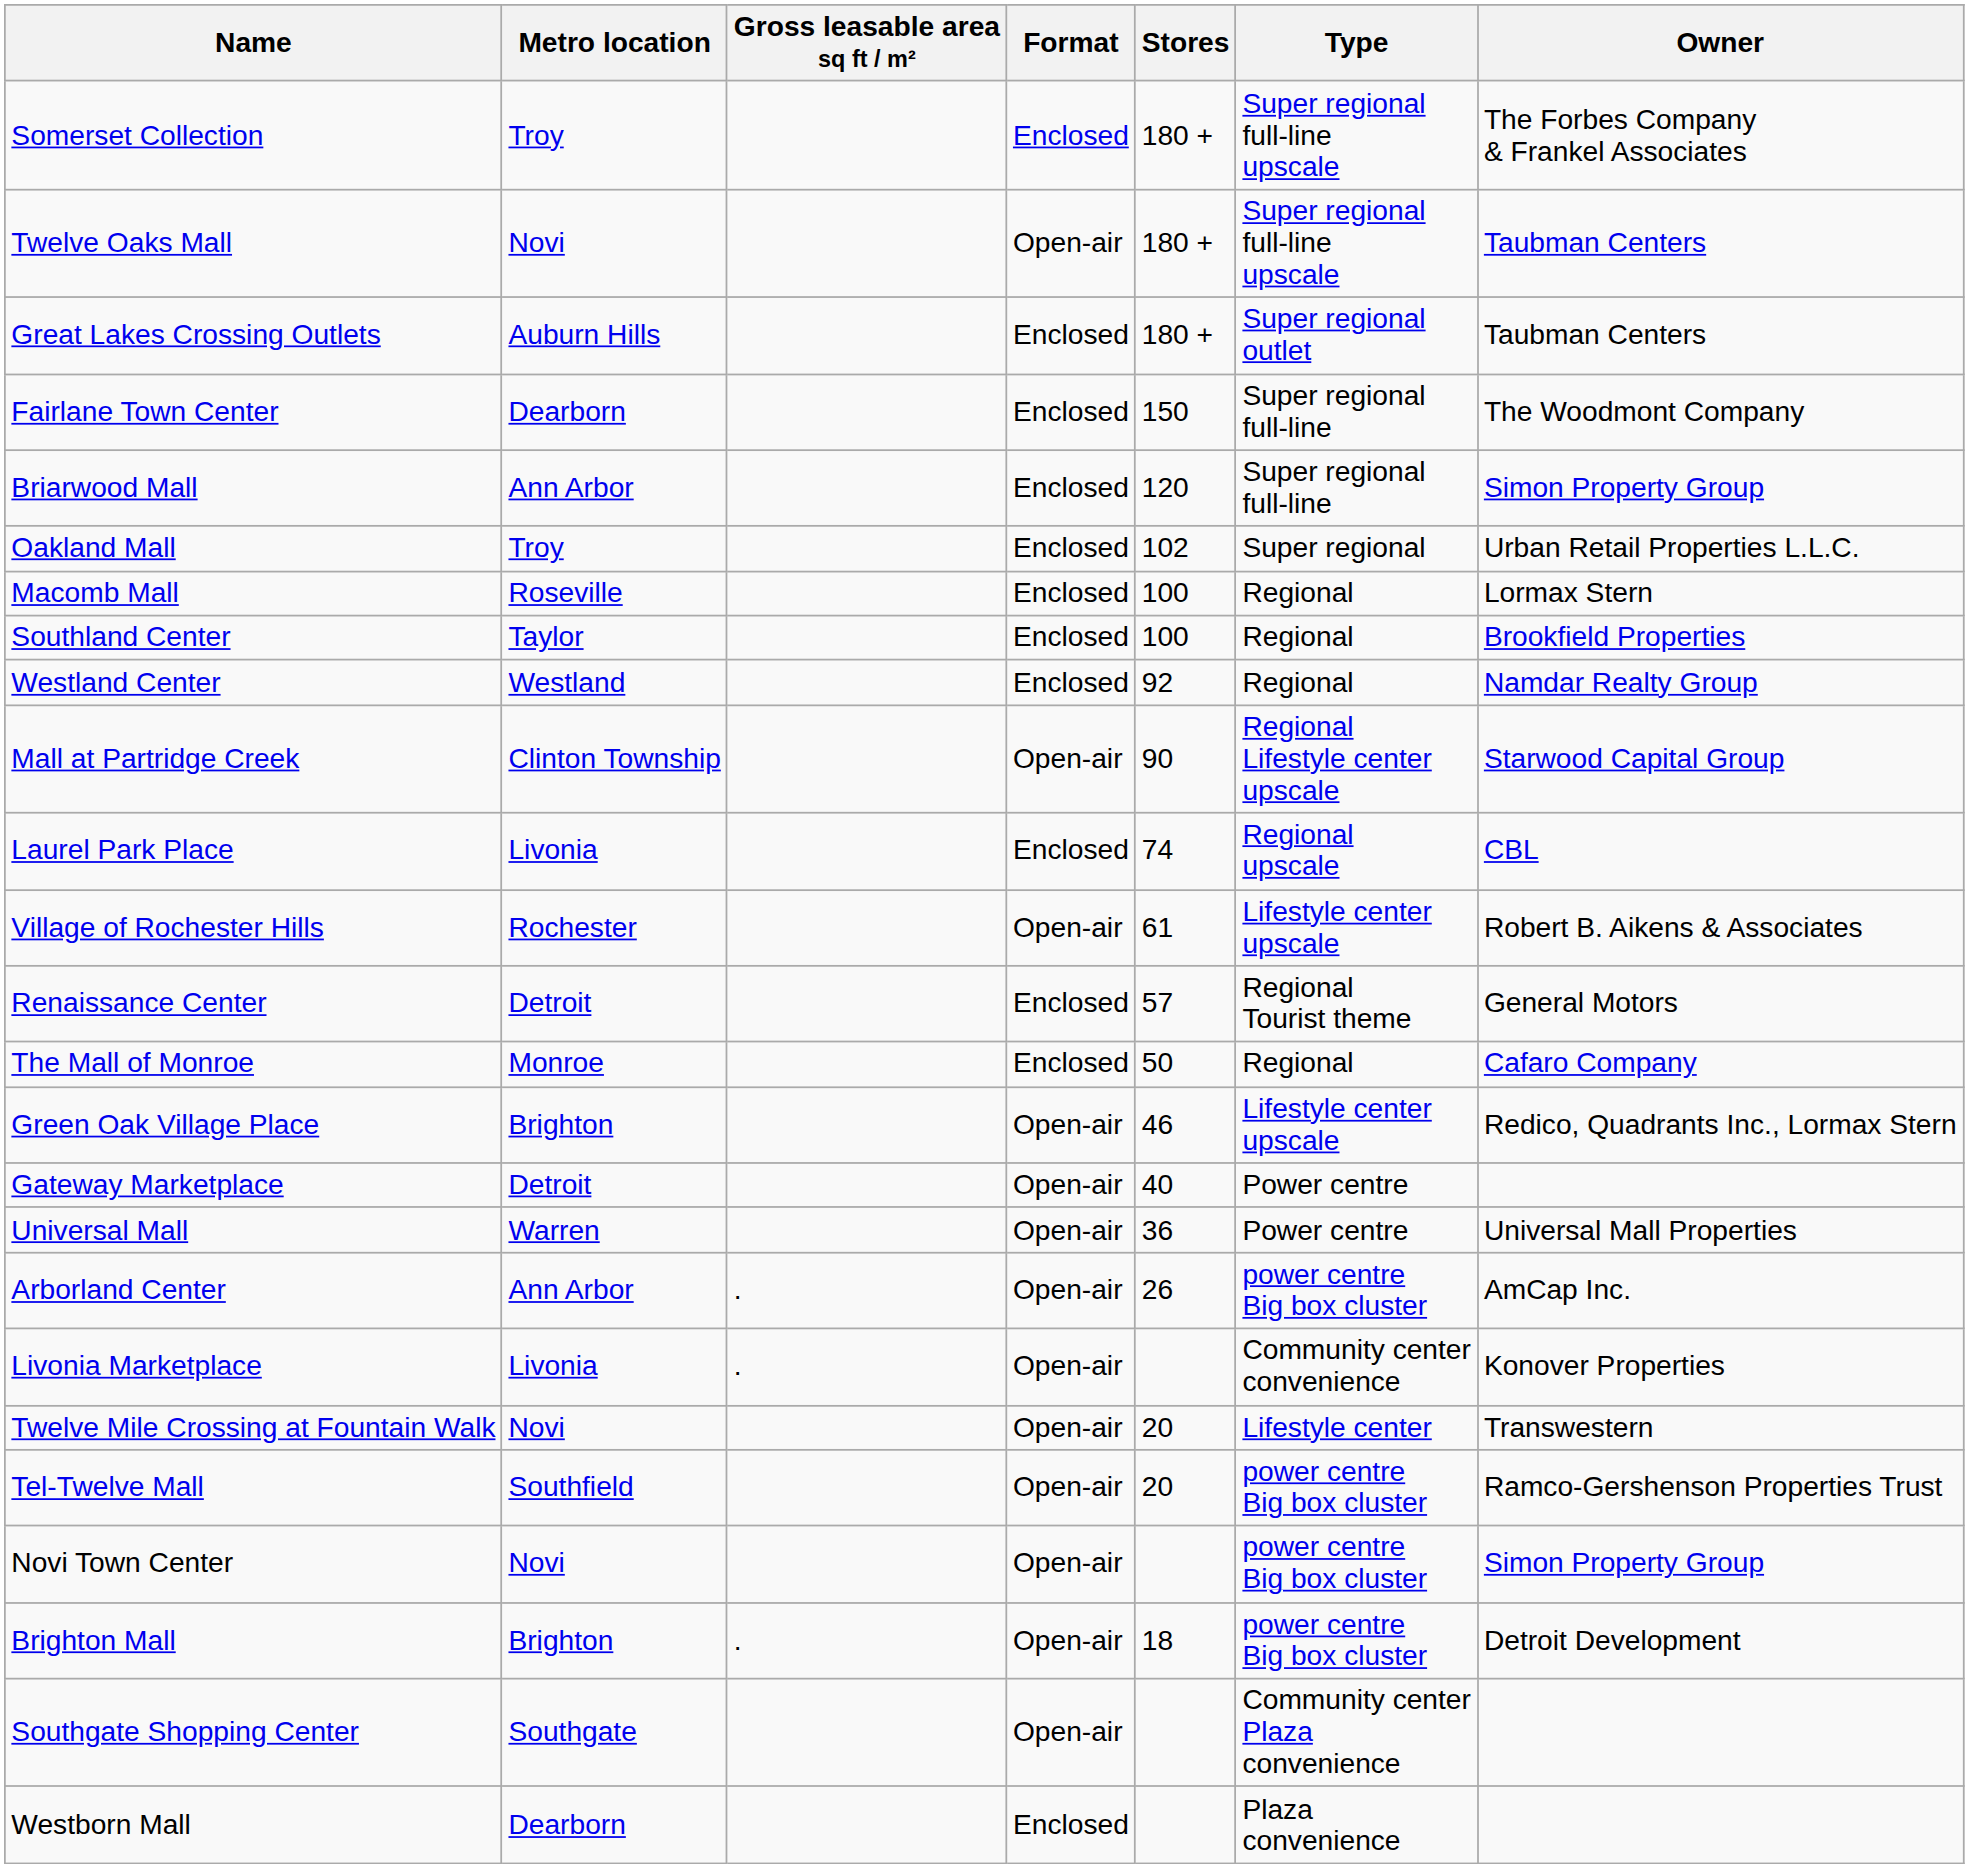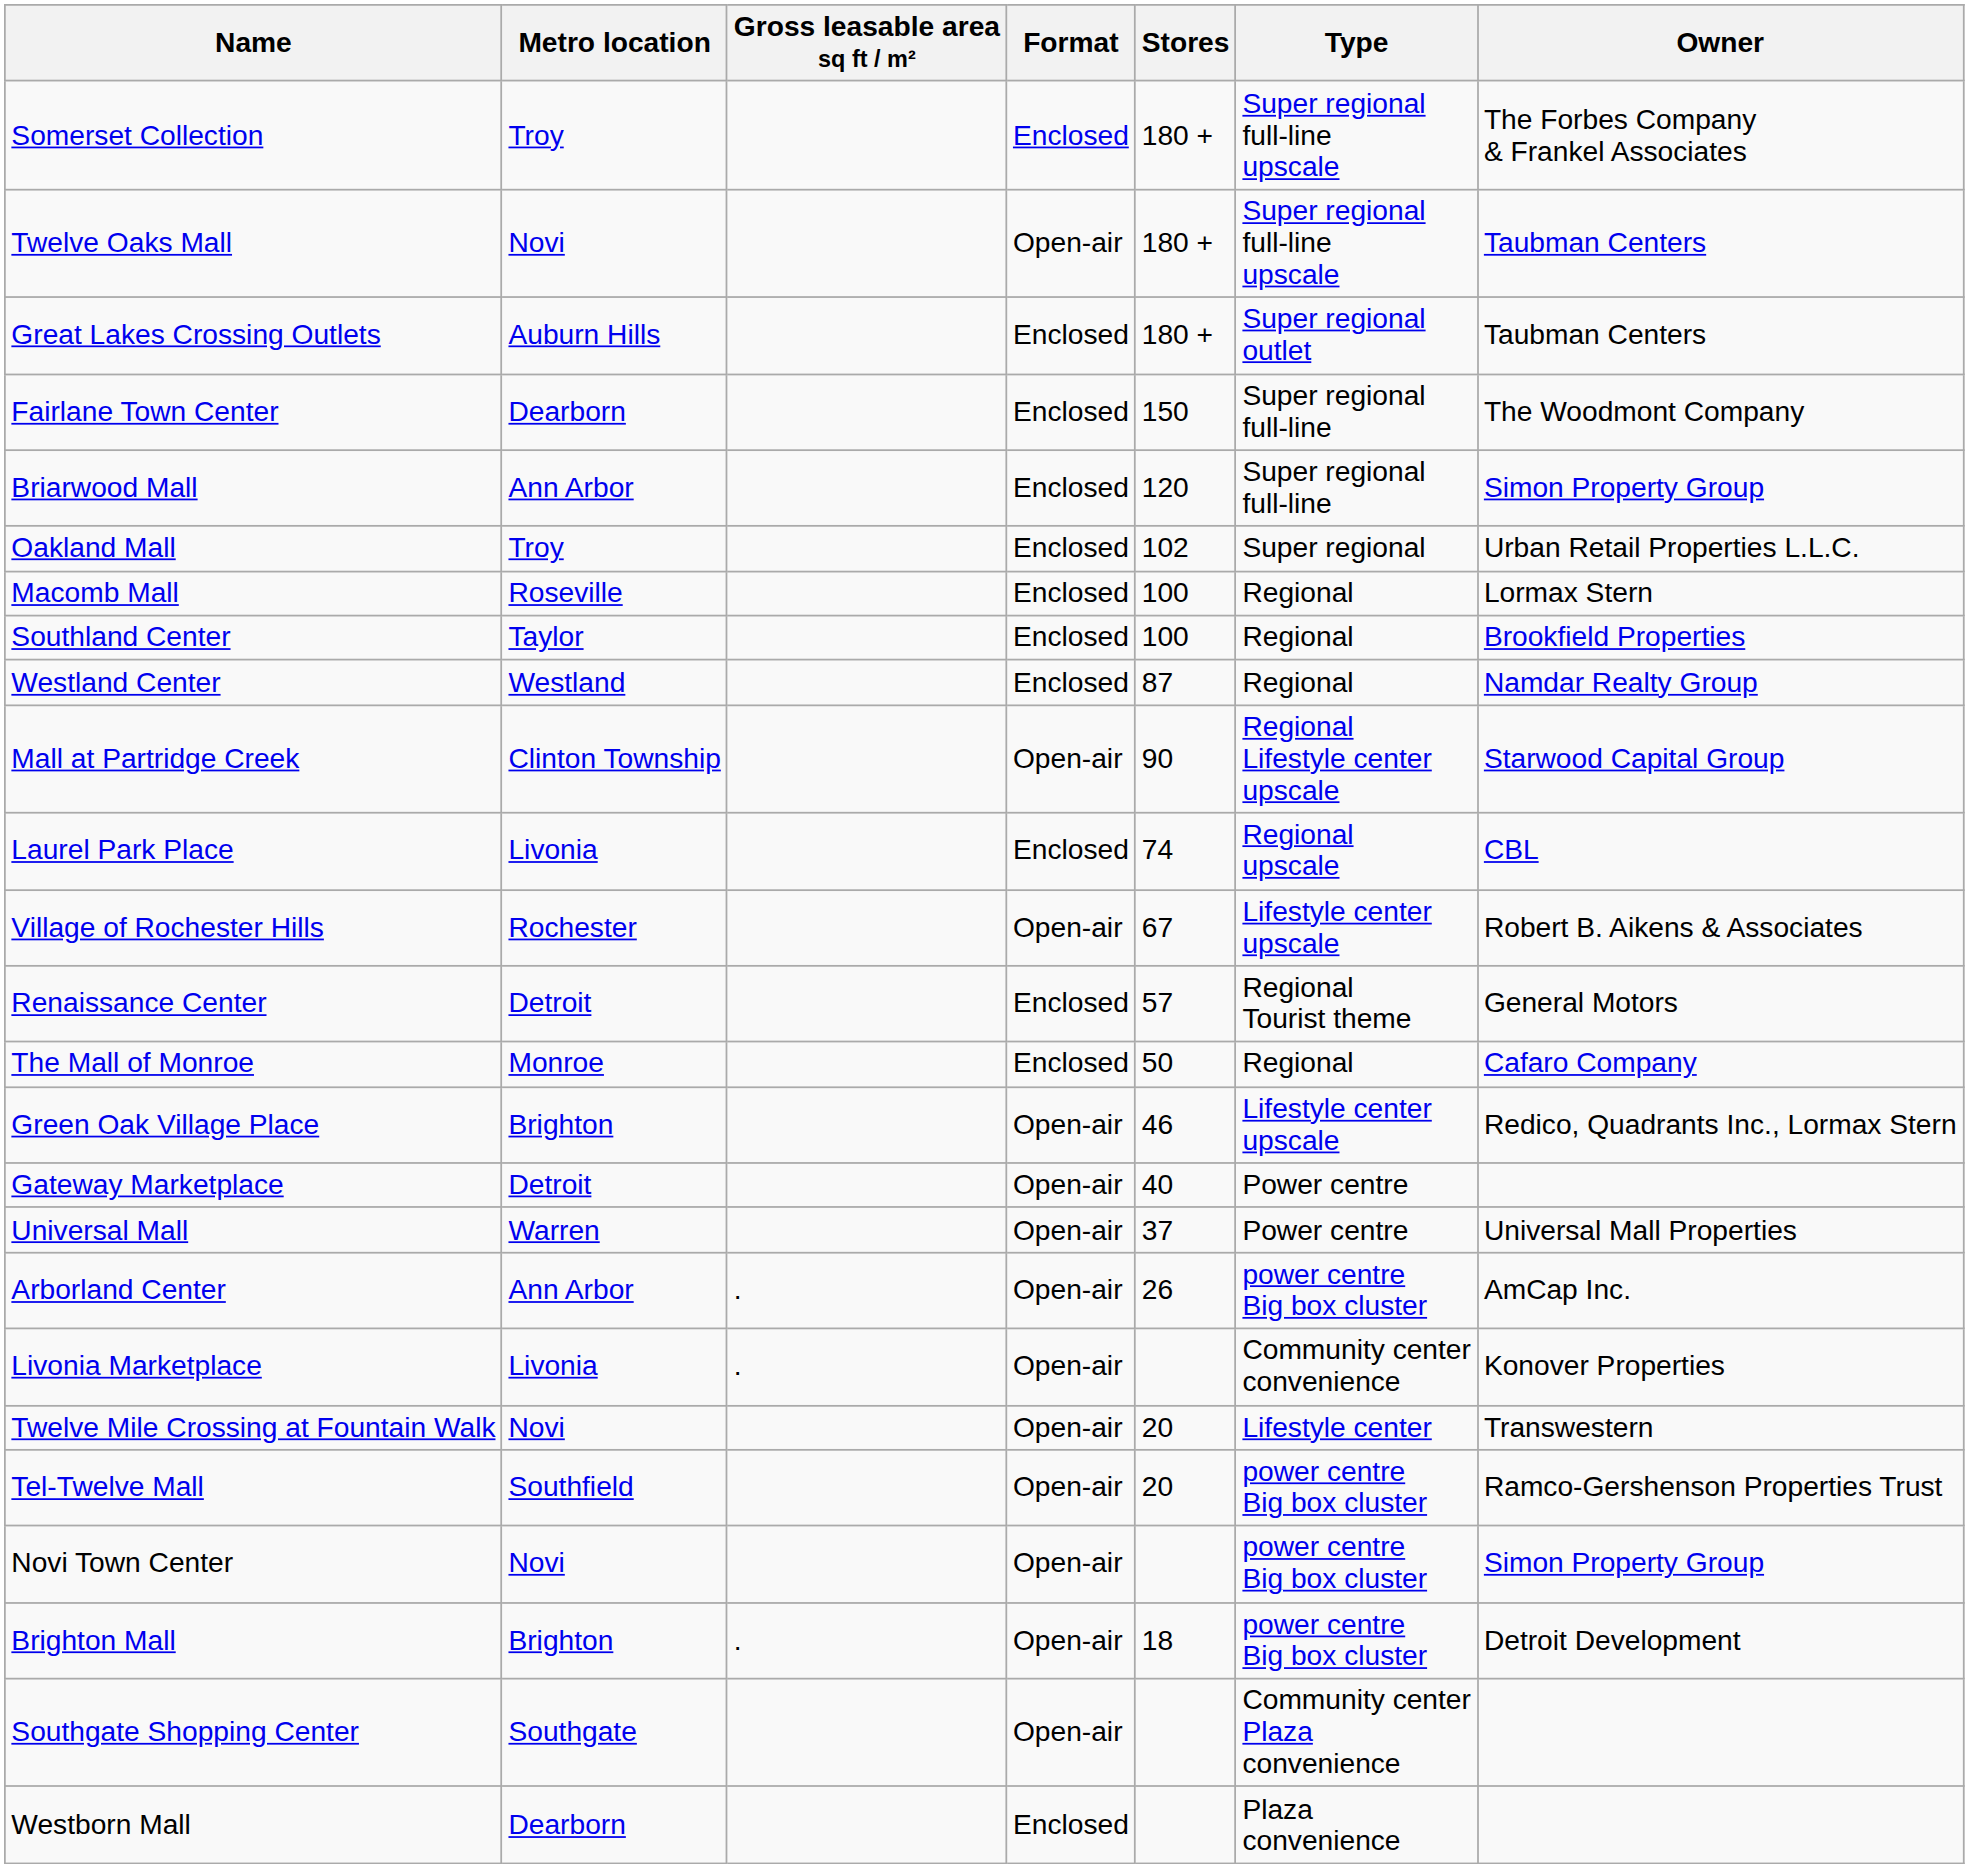(1157, 682) 92 -> (1157, 682) 87
(1157, 927) 61 -> (1157, 927) 67
(1157, 1229) 36 -> (1157, 1229) 37
